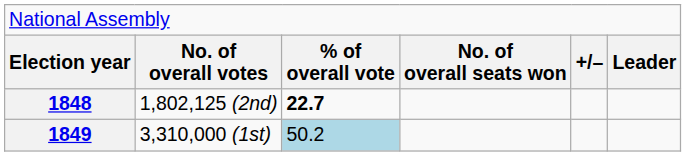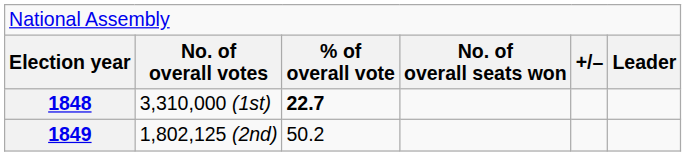(209, 103) 1,802,125 (2nd) -> (205, 103) 3,310,000 (1st)
(205, 134) 3,310,000 (1st) -> (209, 134) 1,802,125 (2nd)
(305, 134) lightblue background -> (305, 134) no background
